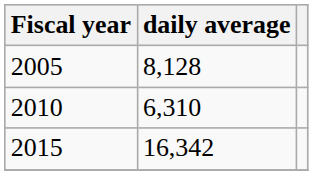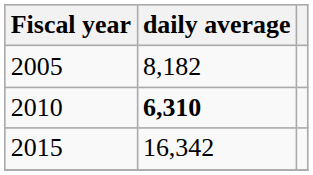(172, 66) 8,128 -> (172, 66) 8,182
(172, 107) normal -> (172, 107) bold
